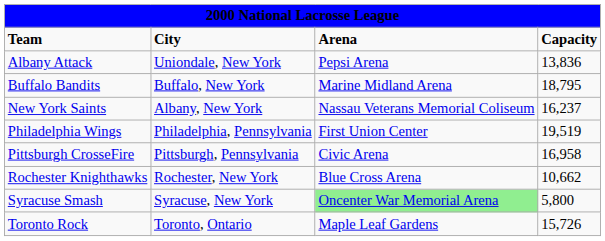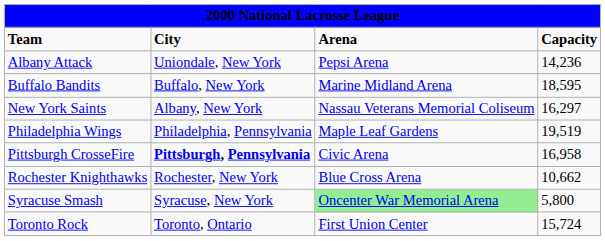(561, 62) 13,836 -> (561, 62) 14,236
(561, 85) 18,795 -> (561, 85) 18,595
(561, 108) 16,237 -> (561, 108) 16,297
(373, 131) First Union Center -> (378, 131) Maple Leaf Gardens
(226, 154) normal -> (232, 154) bold
(378, 223) Maple Leaf Gardens -> (373, 223) First Union Center
(561, 223) 15,726 -> (561, 223) 15,724
